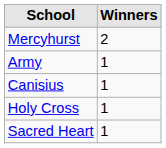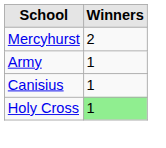(104, 108) no background -> (91, 108) lightgreen background
- row: (51, 131)
